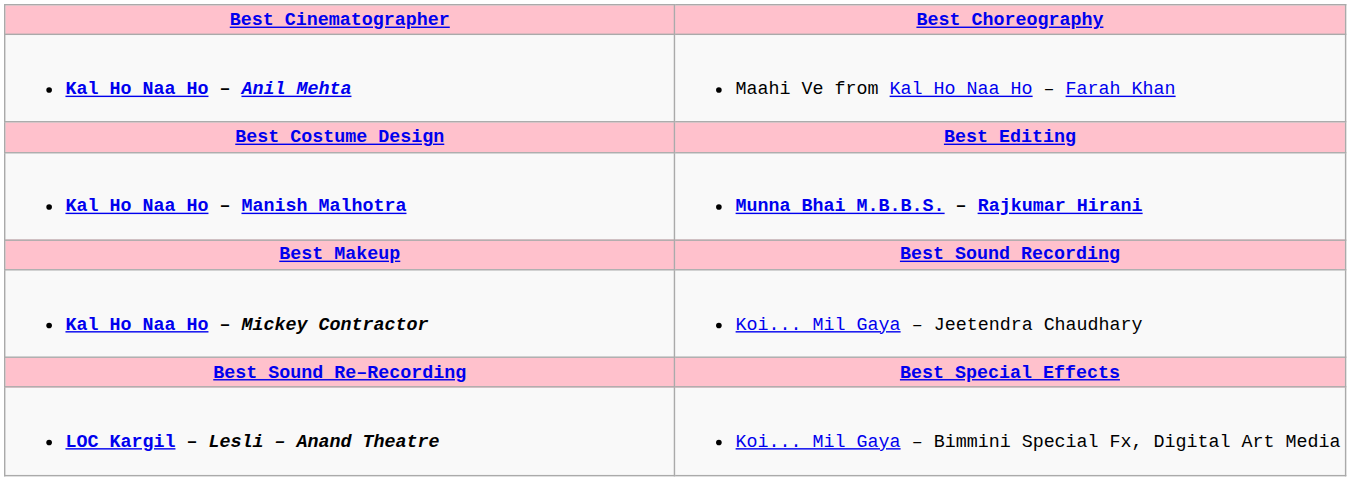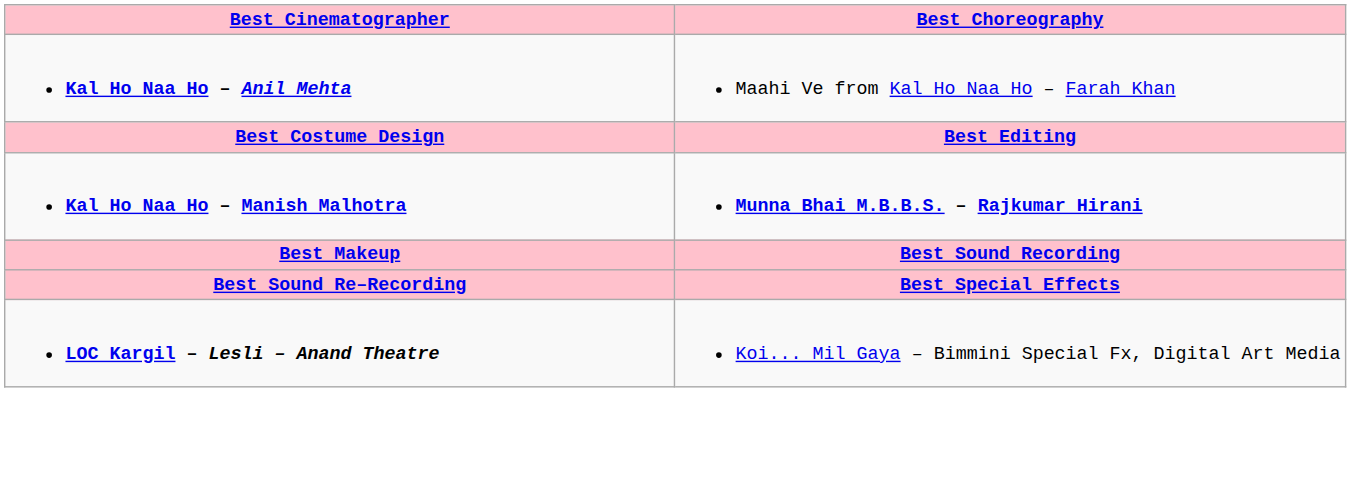- row: (340, 324)
